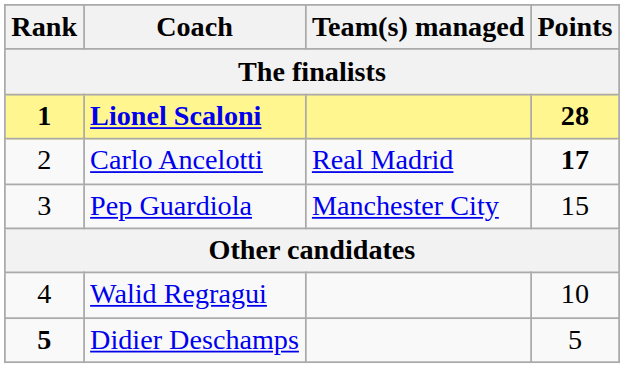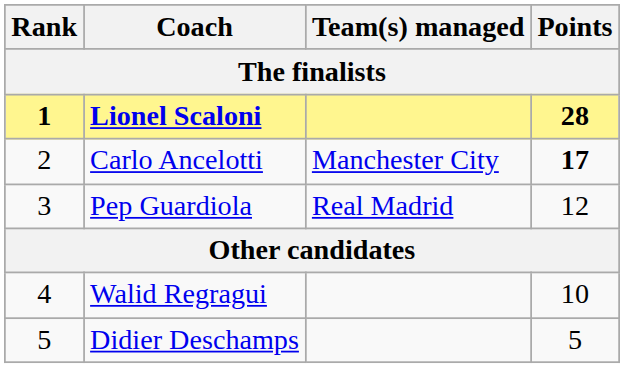(383, 160) Real Madrid -> (405, 160) Manchester City
(405, 205) Manchester City -> (383, 205) Real Madrid
(575, 205) 15 -> (575, 205) 12
(44, 339) bold -> (44, 339) normal
